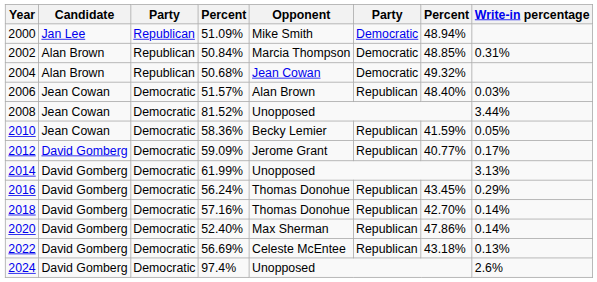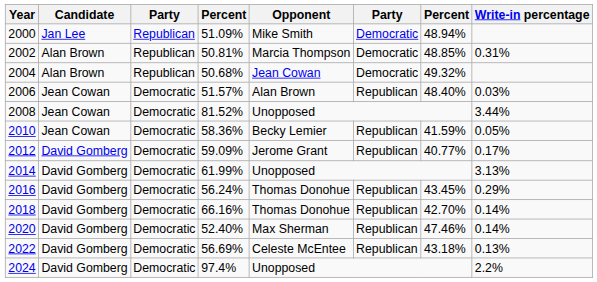(222, 53) 50.84% -> (222, 53) 50.81%
(222, 209) 57.16% -> (222, 209) 66.16%
(445, 229) 47.86% -> (445, 229) 47.46%
(489, 268) 2.6% -> (489, 268) 2.2%
